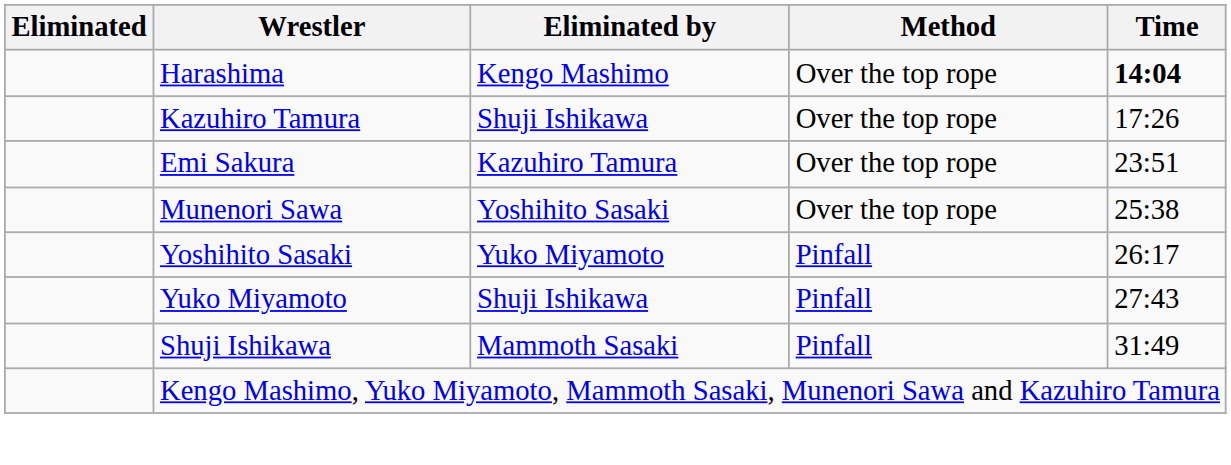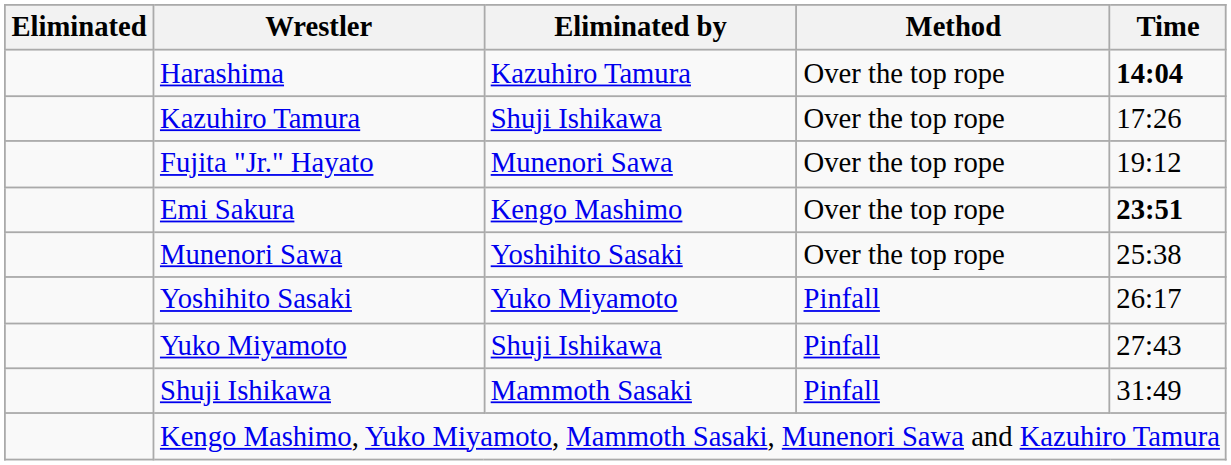(573, 72) Kengo Mashimo -> (591, 72) Kazuhiro Tamura
+ row: (267, 163)
(577, 163) Kazuhiro Tamura -> (587, 208) Kengo Mashimo
(1147, 163) normal -> (1150, 208) bold
